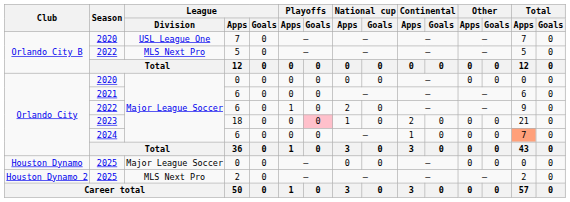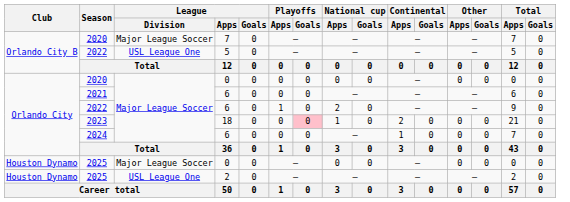(175, 39) USL League One -> (164, 39) Major League Soccer
(175, 53) MLS Next Pro -> (164, 53) USL League One
(524, 135) lightsalmon background -> (514, 135) no background
(47, 176) Houston Dynamo 2 -> (42, 176) Houston Dynamo
(175, 176) MLS Next Pro -> (164, 176) USL League One
